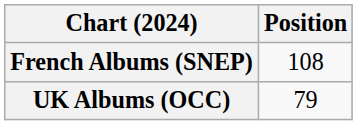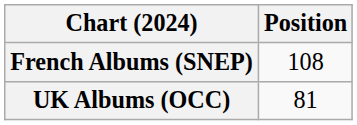(306, 100) 79 -> (306, 100) 81
